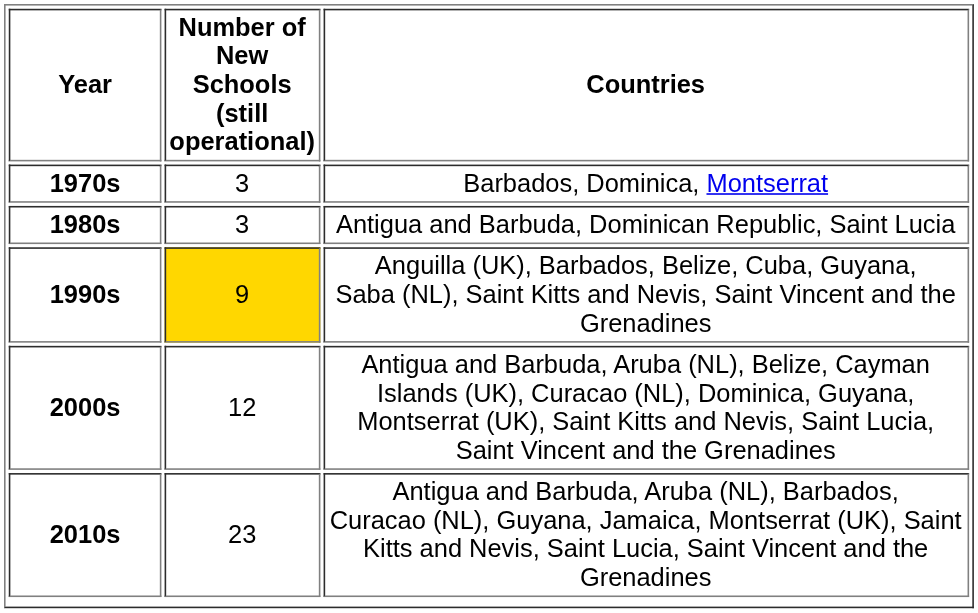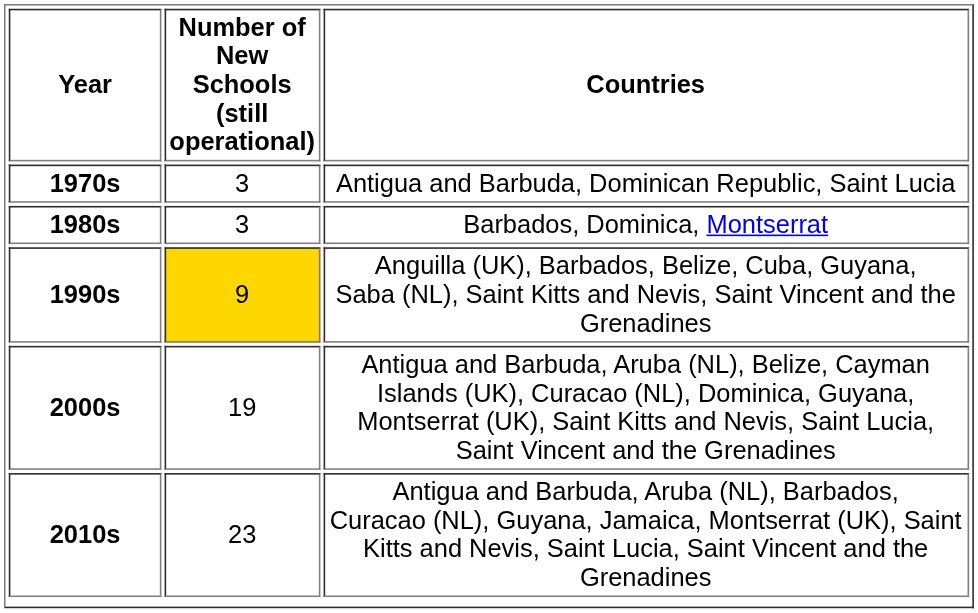(646, 183) Barbados, Dominica, Montserrat -> (646, 183) Antigua and Barbuda, Dominican Republic, Saint Lucia
(646, 224) Antigua and Barbuda, Dominican Republic, Saint Lucia -> (646, 224) Barbados, Dominica, Montserrat
(242, 407) 12 -> (242, 407) 19
